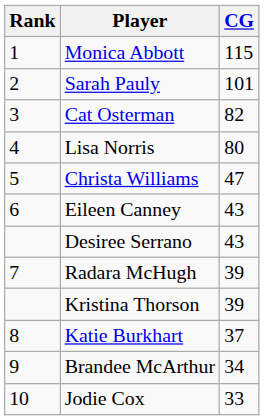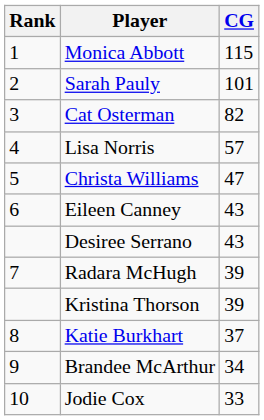(234, 146) 80 -> (234, 146) 57
